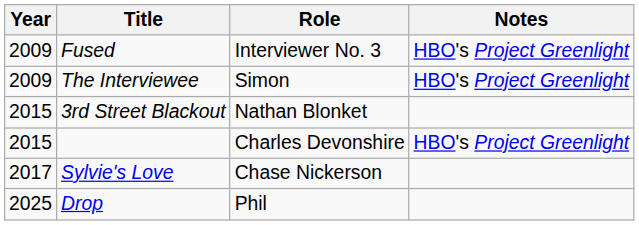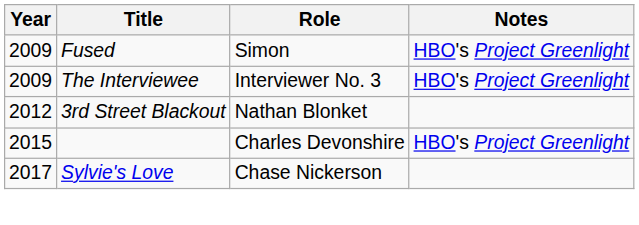(308, 50) Interviewer No. 3 -> (262, 50) Simon
(262, 81) Simon -> (308, 81) Interviewer No. 3
(31, 111) 2015 -> (31, 111) 2012
- row: (82, 204)
